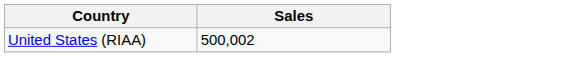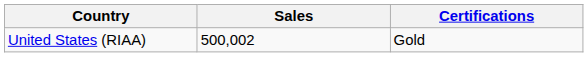+ column: (487, 16)
